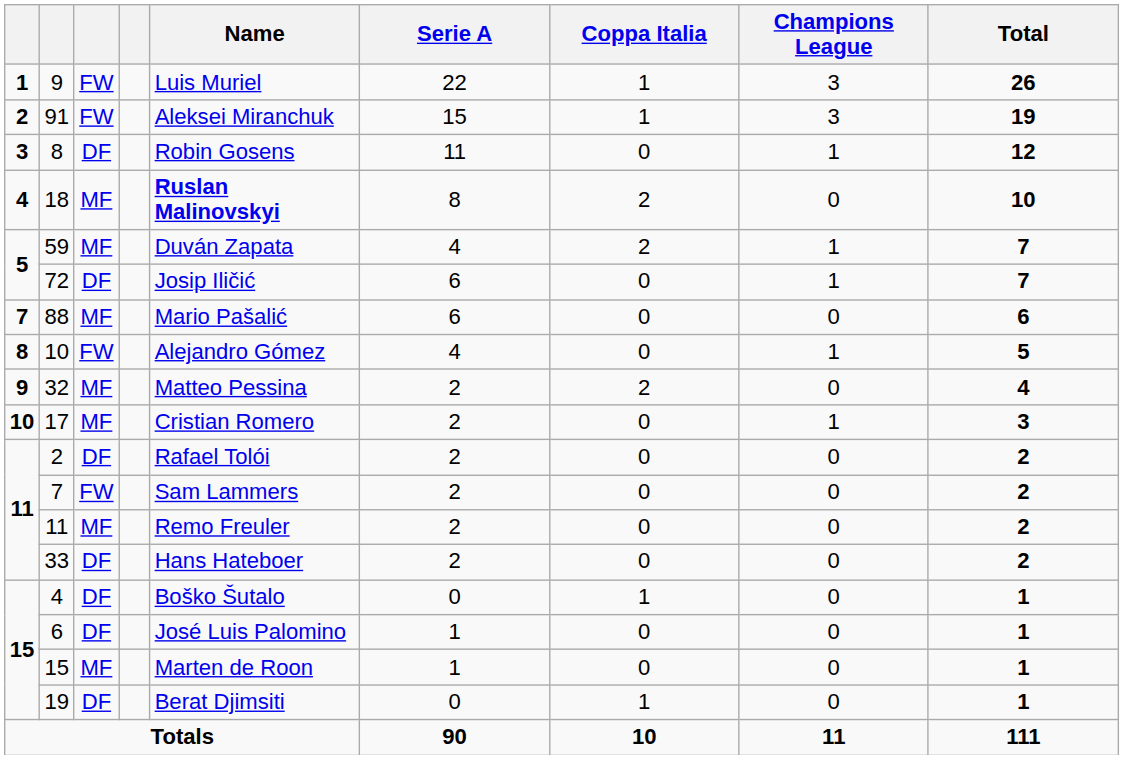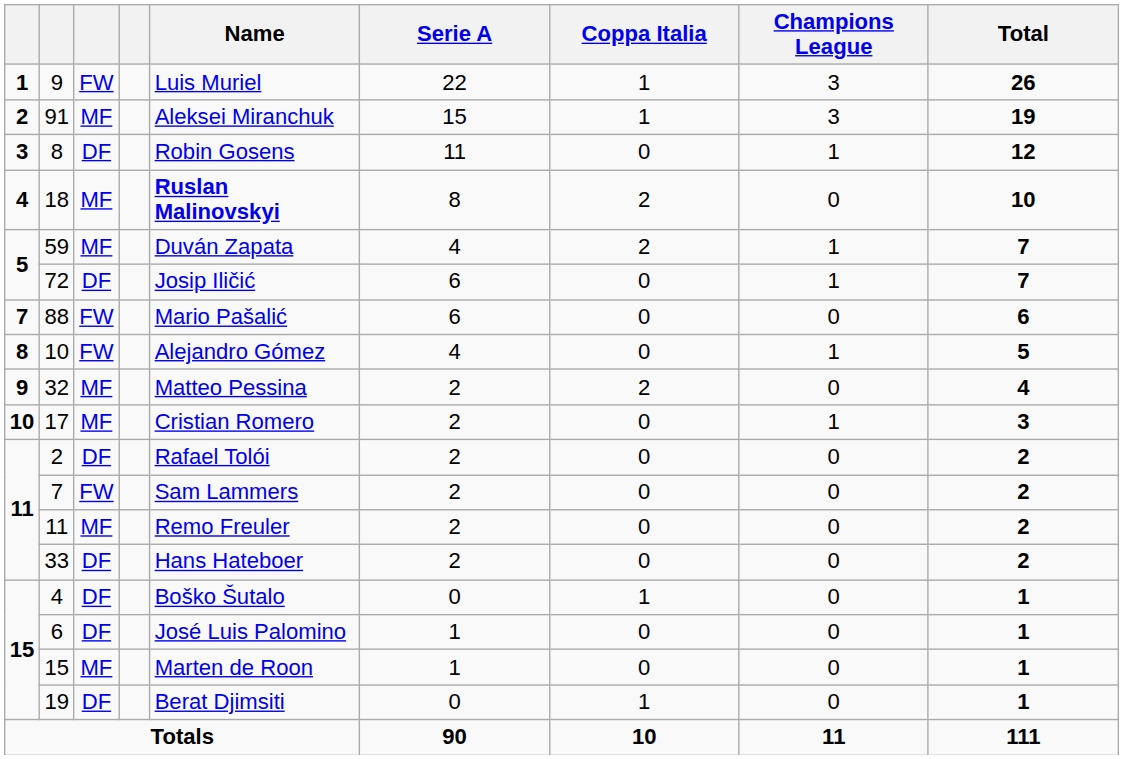(96, 116) FW -> (96, 116) MF
(96, 316) MF -> (96, 316) FW
